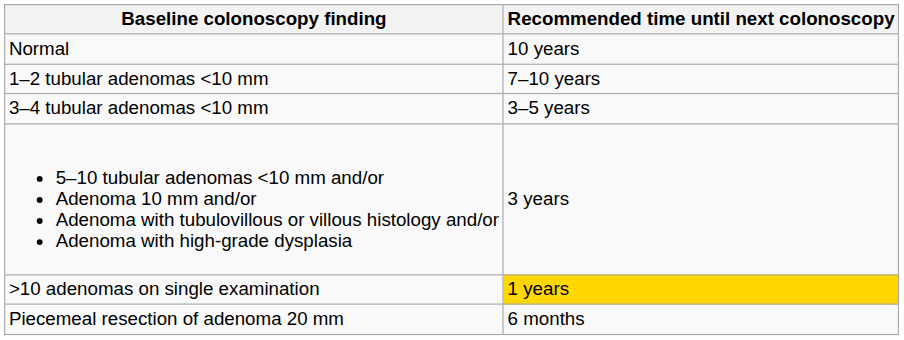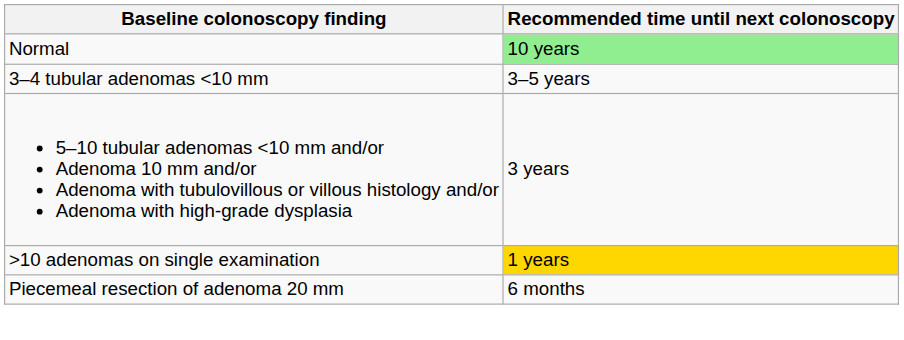(544, 49) no background -> (544, 49) lightgreen background
- row: (139, 78)
